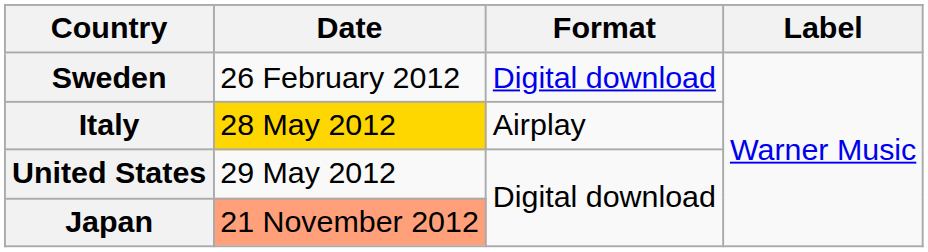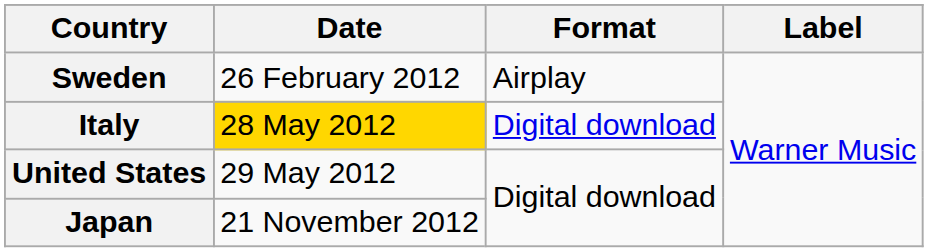(604, 76) Digital download -> (539, 76) Airplay
(539, 125) Airplay -> (604, 125) Digital download
(350, 221) lightsalmon background -> (350, 221) no background
